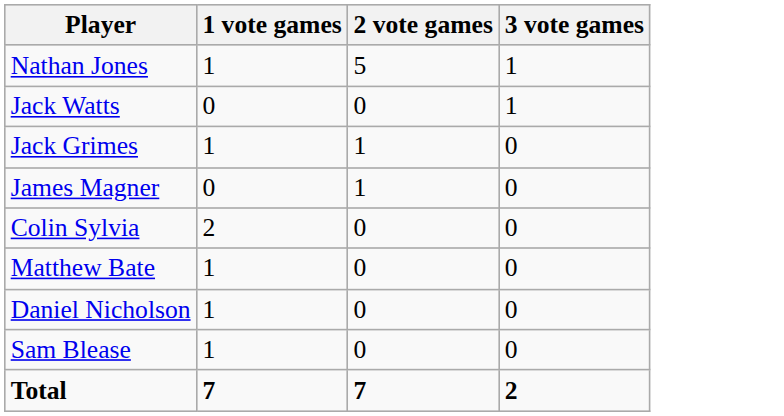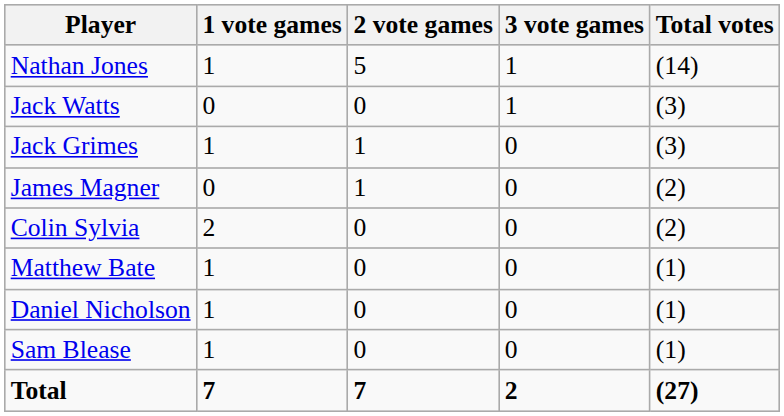+ column: (715, 24)
